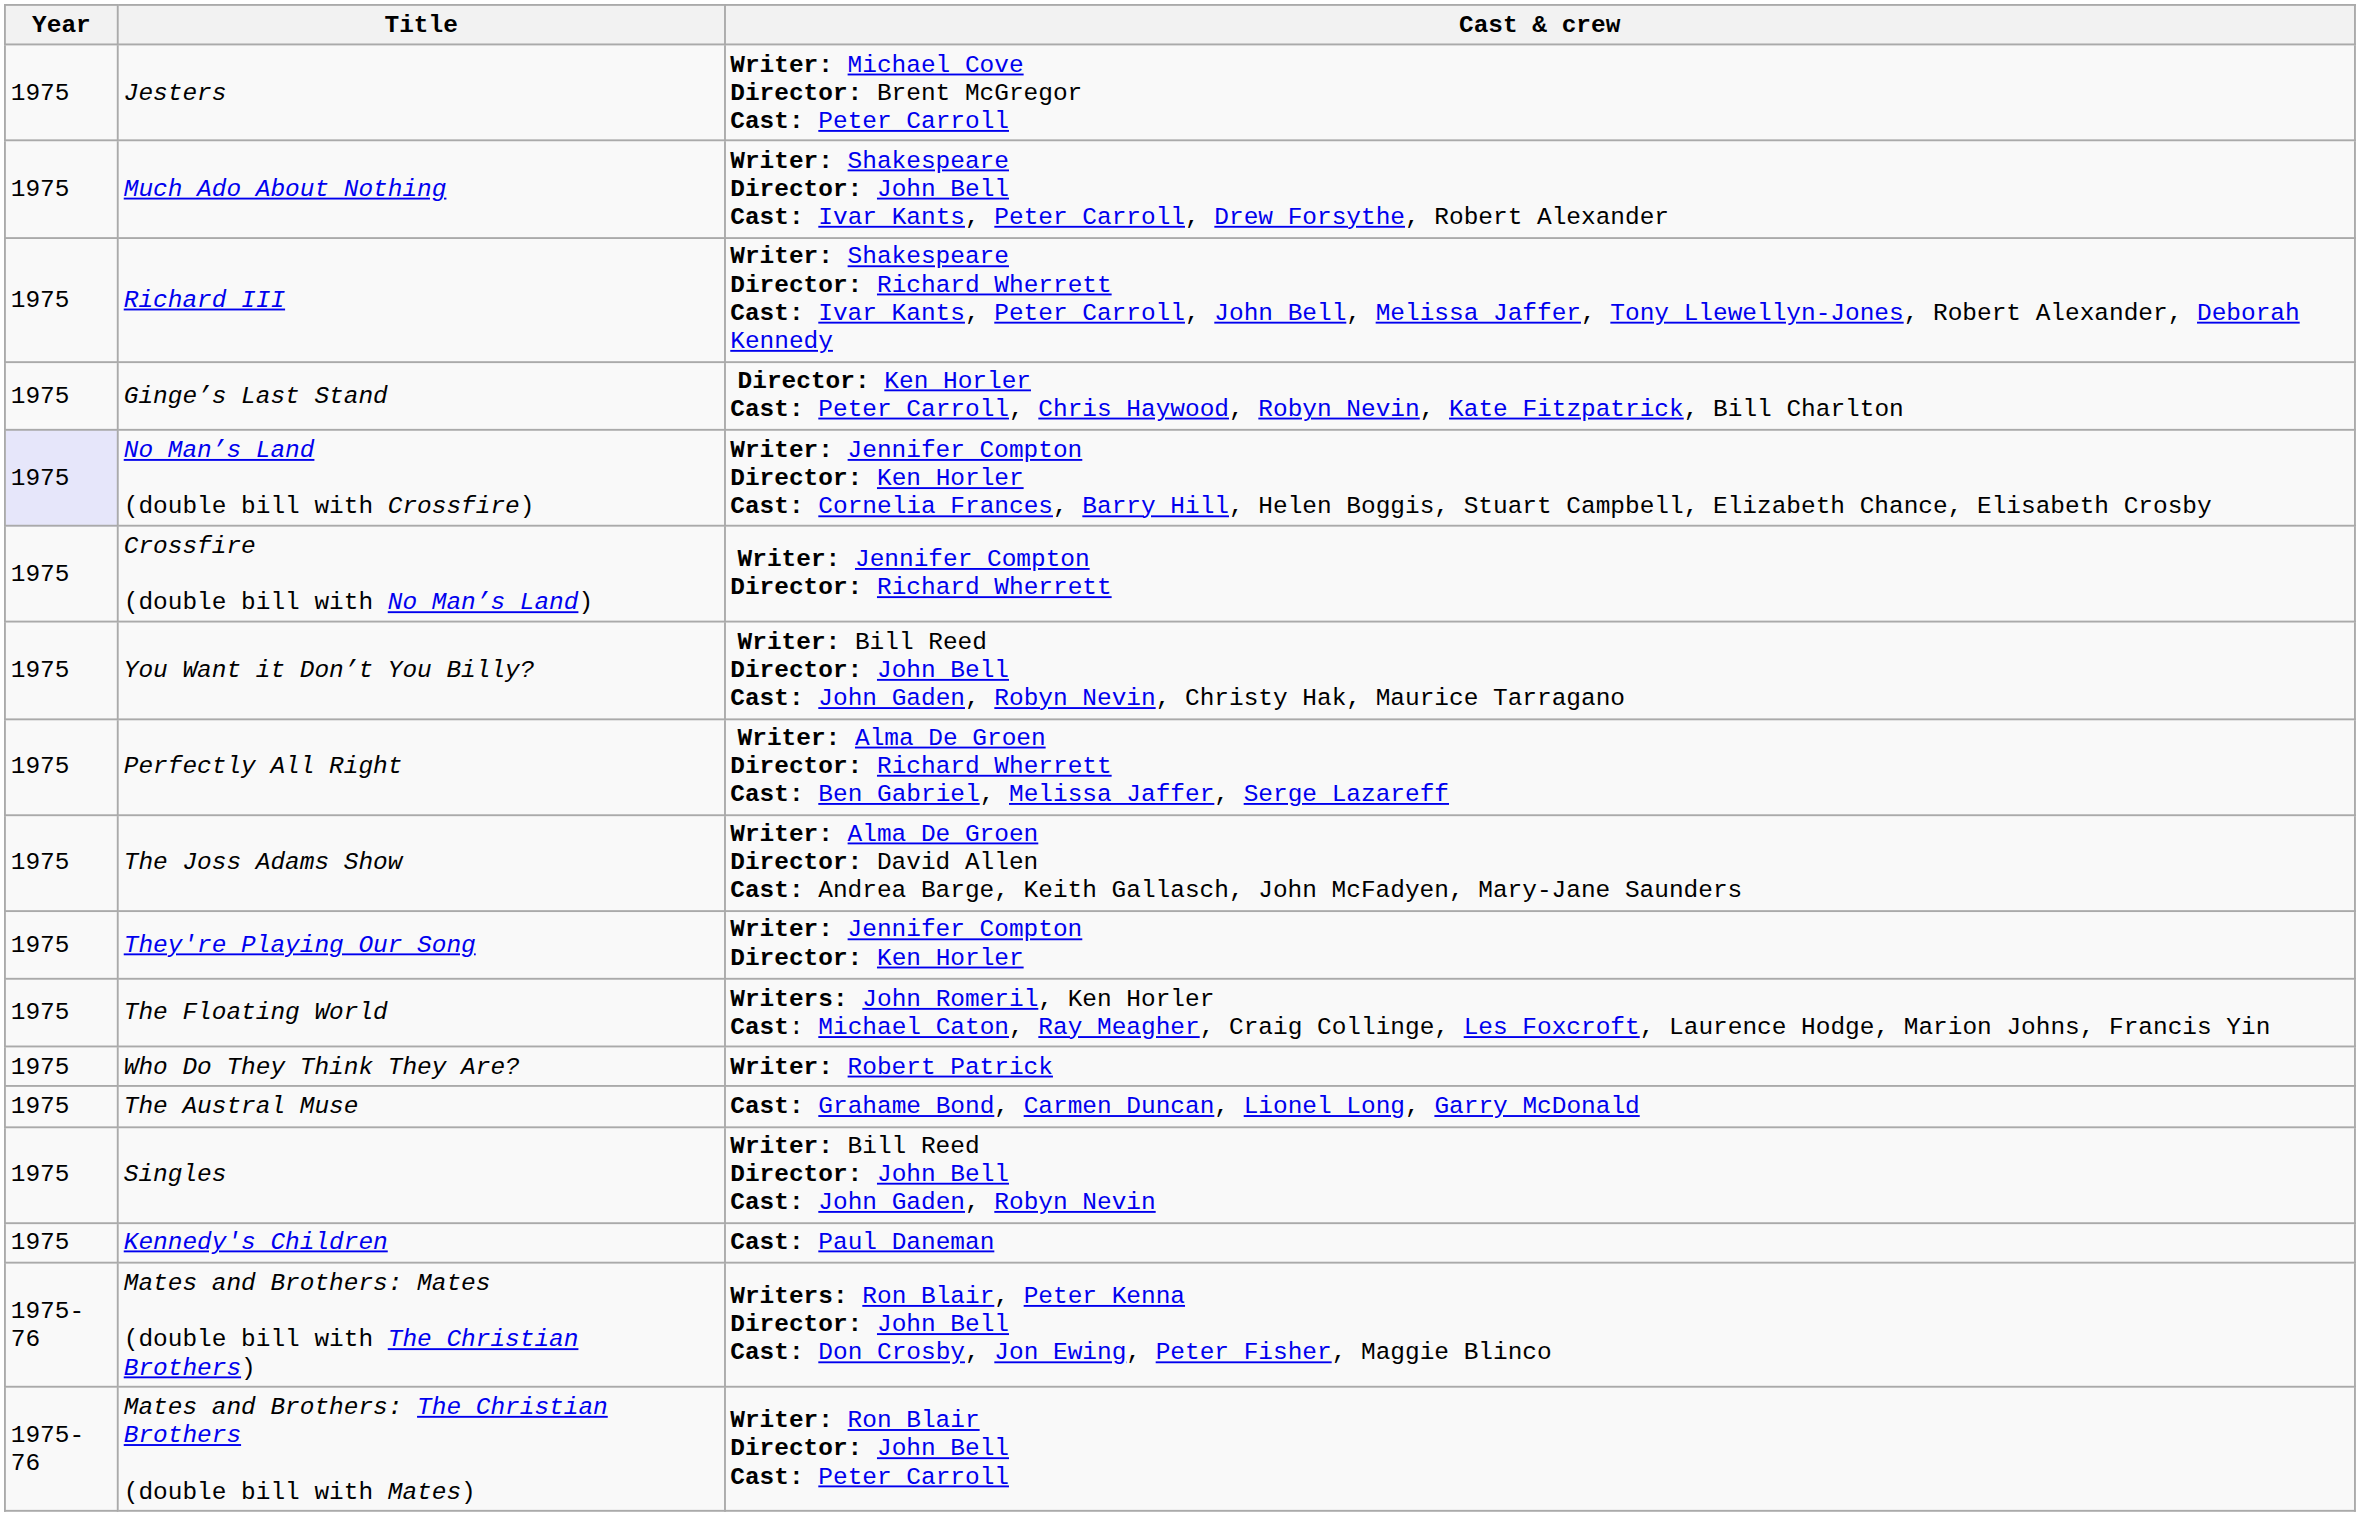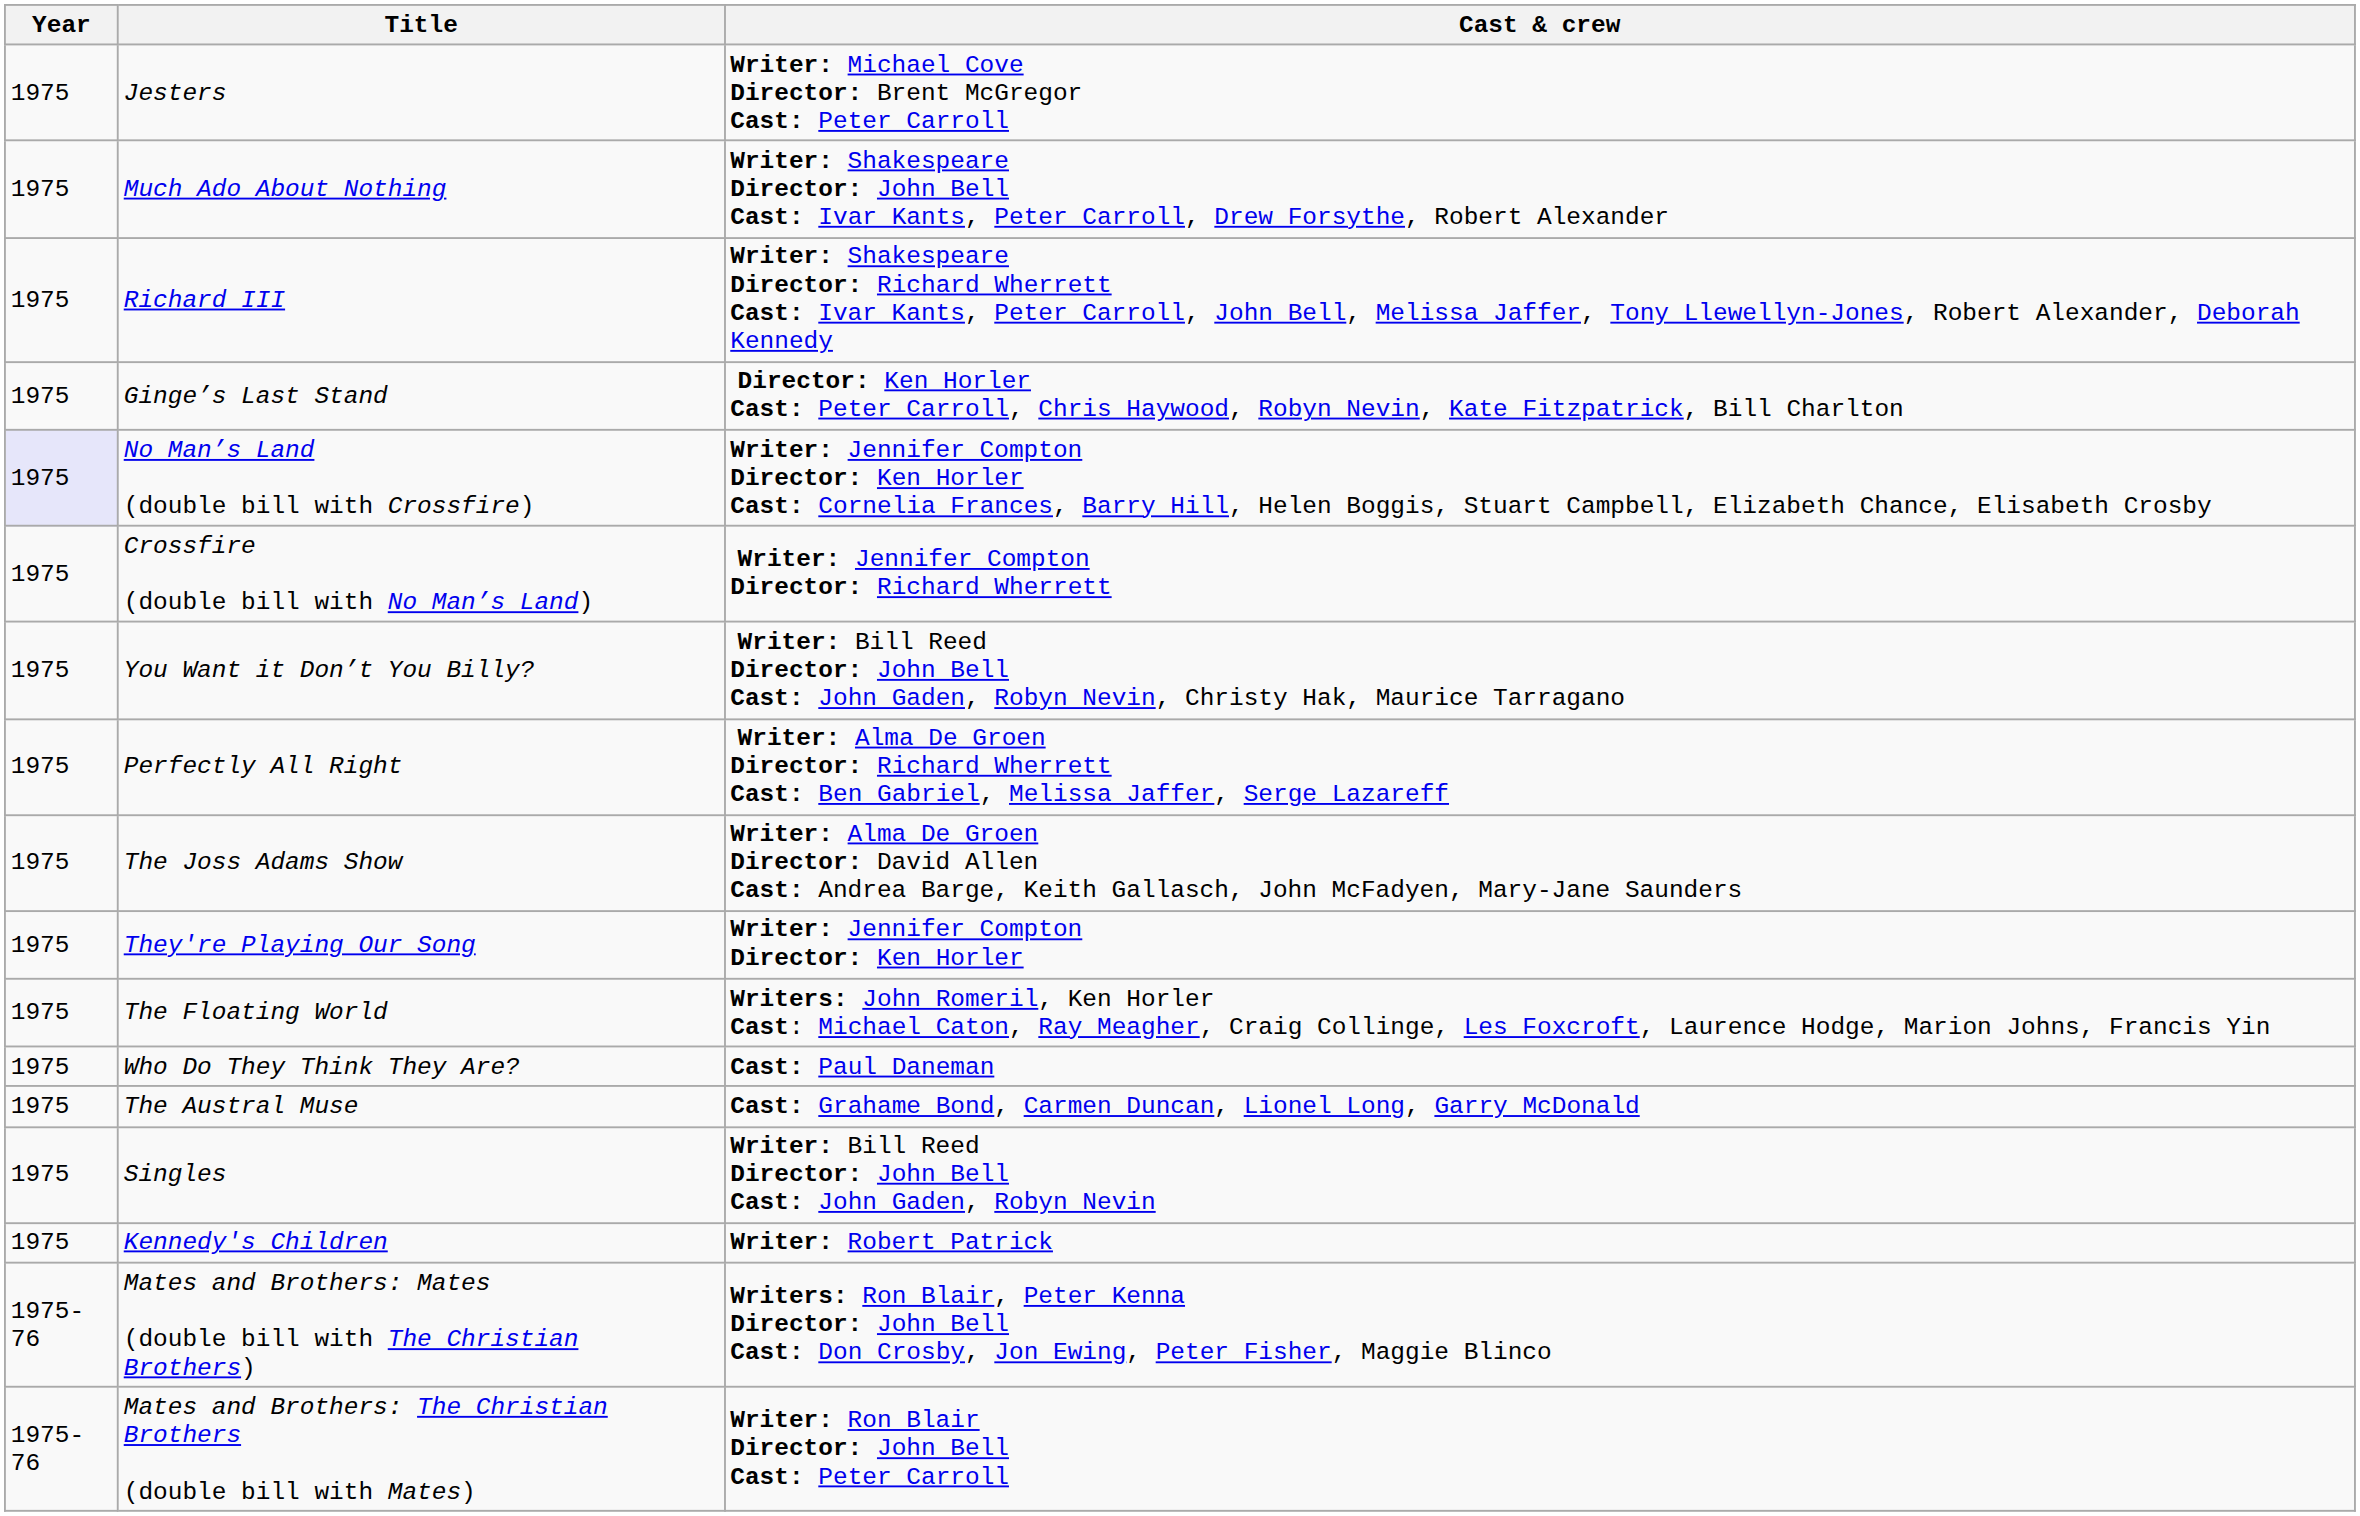(892, 1067) Writer: Robert Patrick -> (862, 1067) Cast: Paul Daneman
(862, 1243) Cast: Paul Daneman -> (892, 1243) Writer: Robert Patrick
